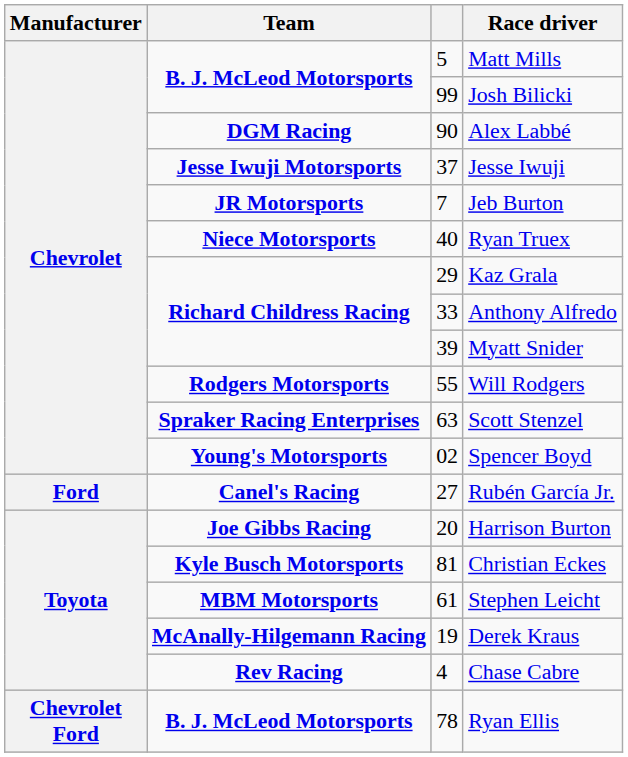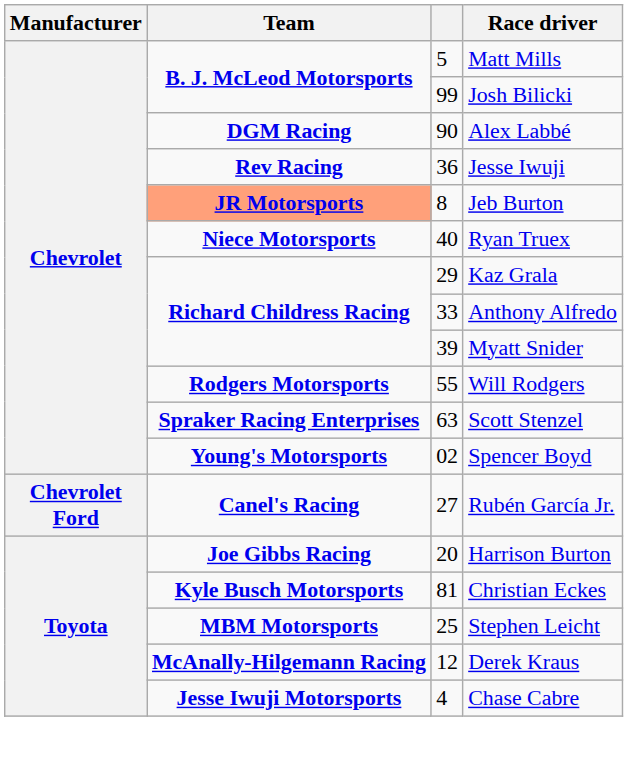(289, 167) Jesse Iwuji Motorsports -> (289, 167) Rev Racing
(447, 167) 37 -> (447, 167) 36
(289, 203) no background -> (289, 203) lightsalmon background
(442, 203) 7 -> (442, 203) 8
(76, 491) Ford -> (76, 504) Chevrolet Ford
(447, 600) 61 -> (447, 626) 25
(447, 636) 19 -> (447, 662) 12
(289, 672) Rev Racing -> (289, 698) Jesse Iwuji Motorsports
- row: (514, 721)
